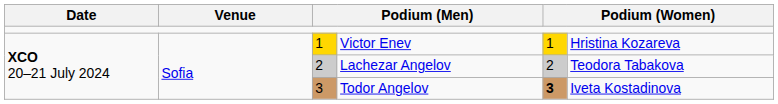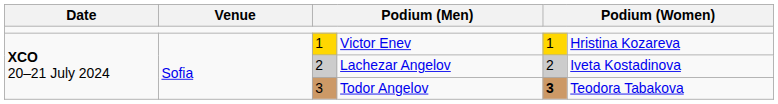(627, 66) Teodora Tabakova -> (626, 66) Iveta Kostadinova
(626, 88) Iveta Kostadinova -> (627, 88) Teodora Tabakova
